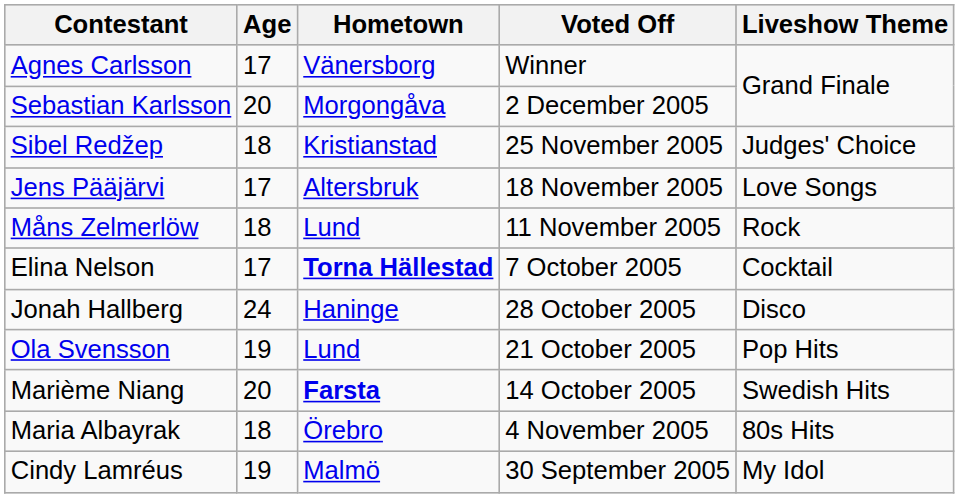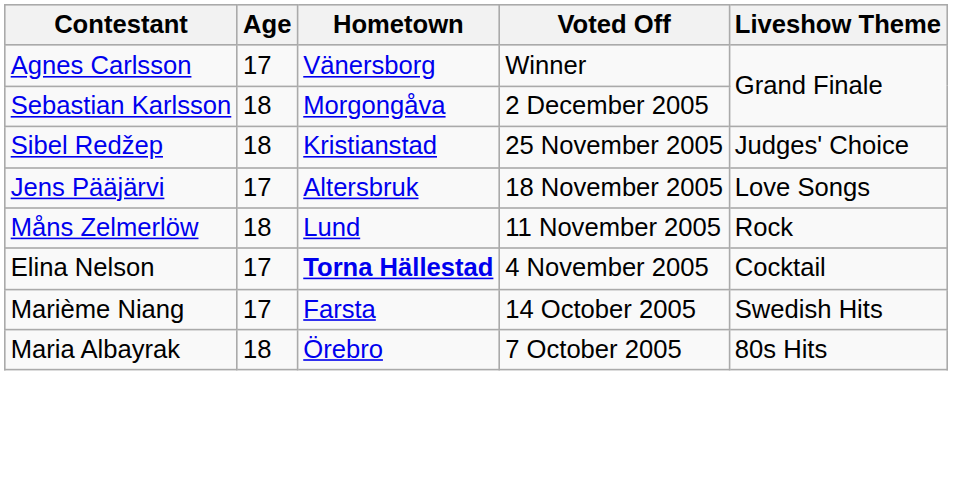(257, 106) 20 -> (257, 106) 18
(593, 268) 7 October 2005 -> (607, 268) 4 November 2005
- row: (97, 308)
- row: (90, 349)
(257, 390) 20 -> (257, 308) 17
(342, 390) bold -> (340, 308) normal
(607, 430) 4 November 2005 -> (593, 349) 7 October 2005
- row: (97, 471)
